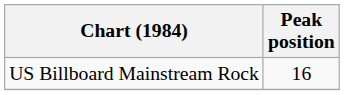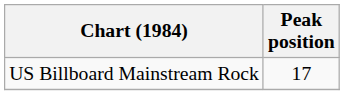(301, 73) 16 -> (301, 73) 17
